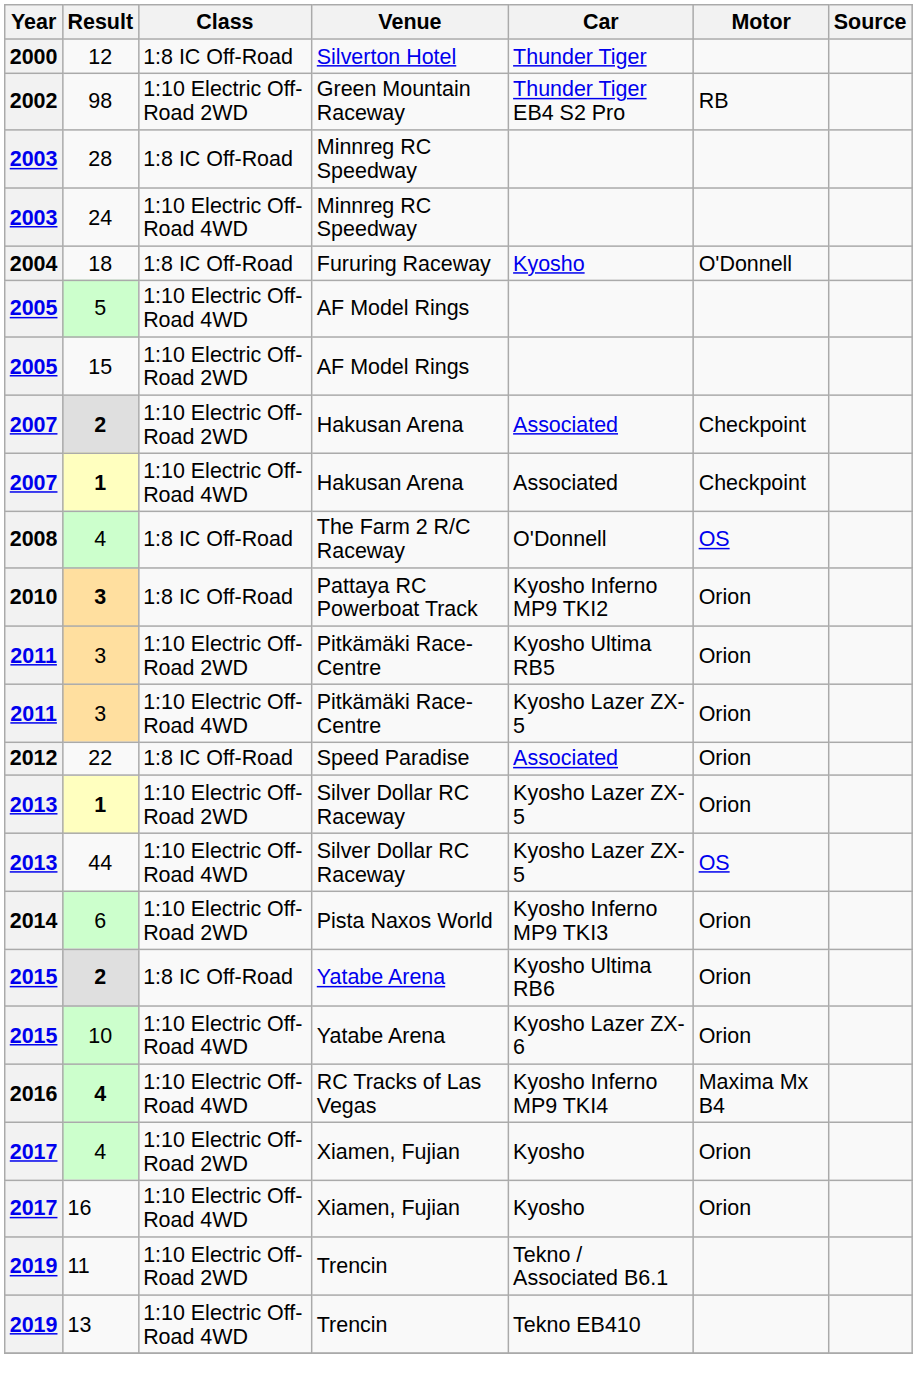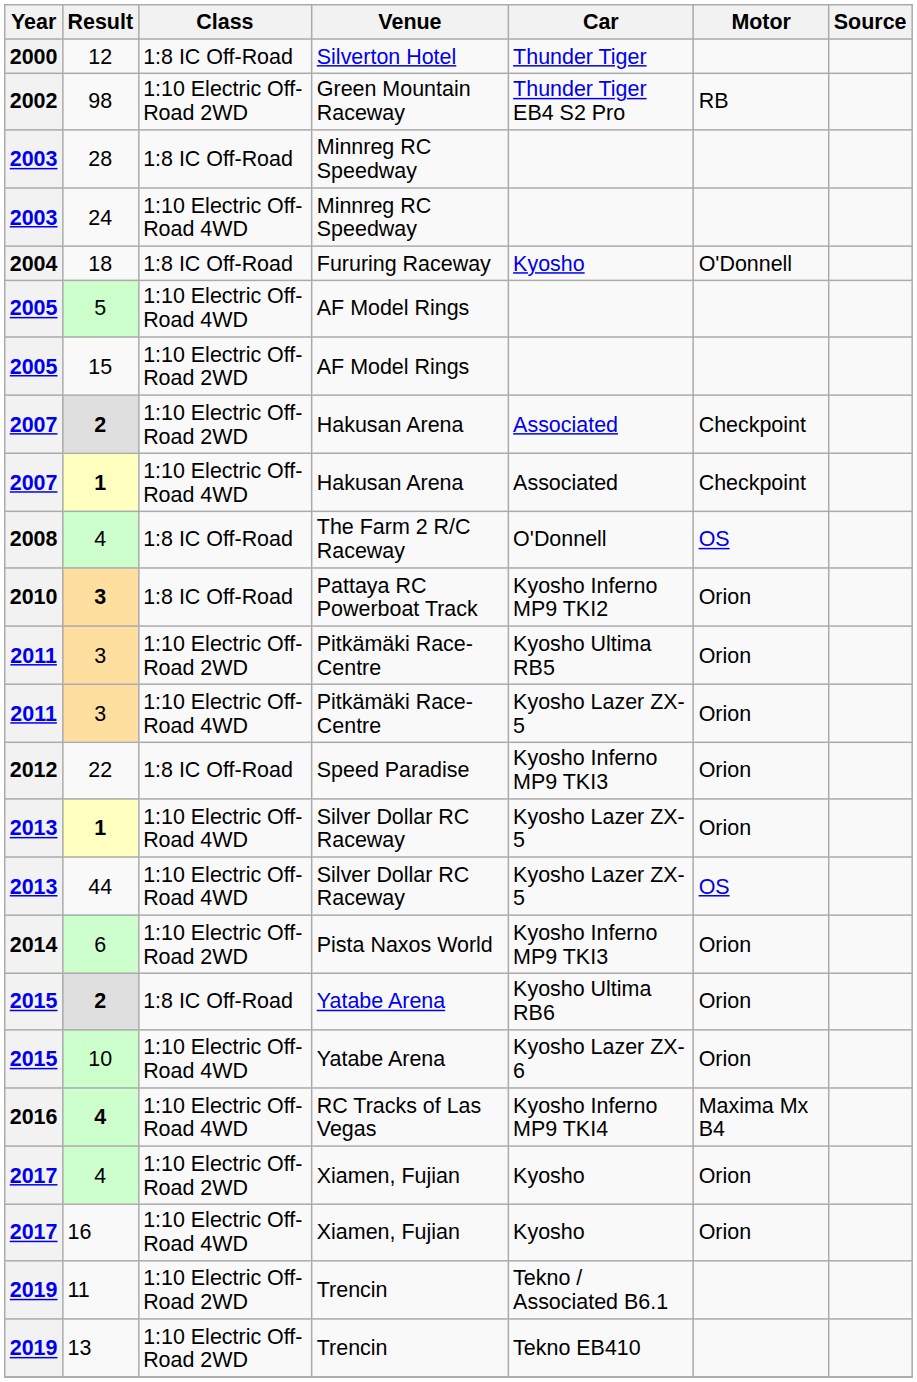(566, 759) Associated -> (585, 771) Kyosho Inferno MP9 TKI3
(223, 805) 1:10 Electric Off-Road 2WD -> (223, 829) 1:10 Electric Off-Road 4WD
(223, 1324) 1:10 Electric Off-Road 4WD -> (223, 1348) 1:10 Electric Off-Road 2WD
